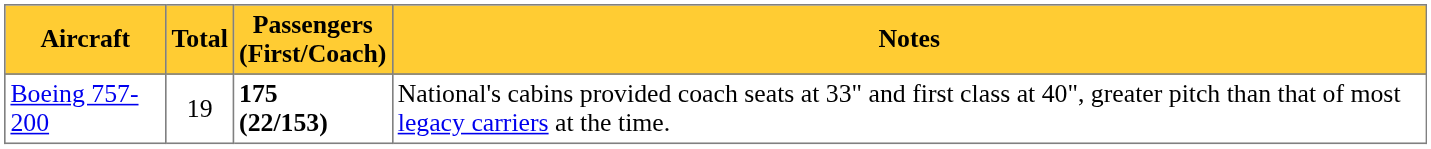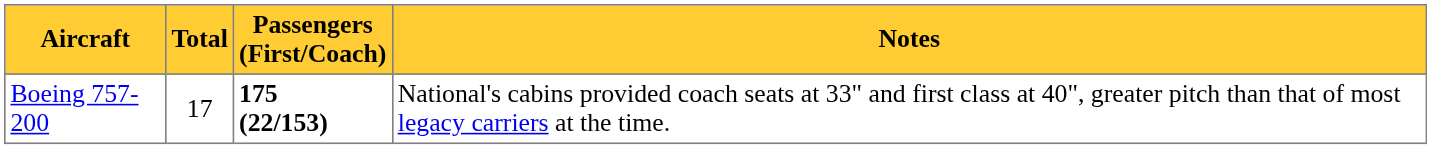(200, 108) 19 -> (200, 108) 17
